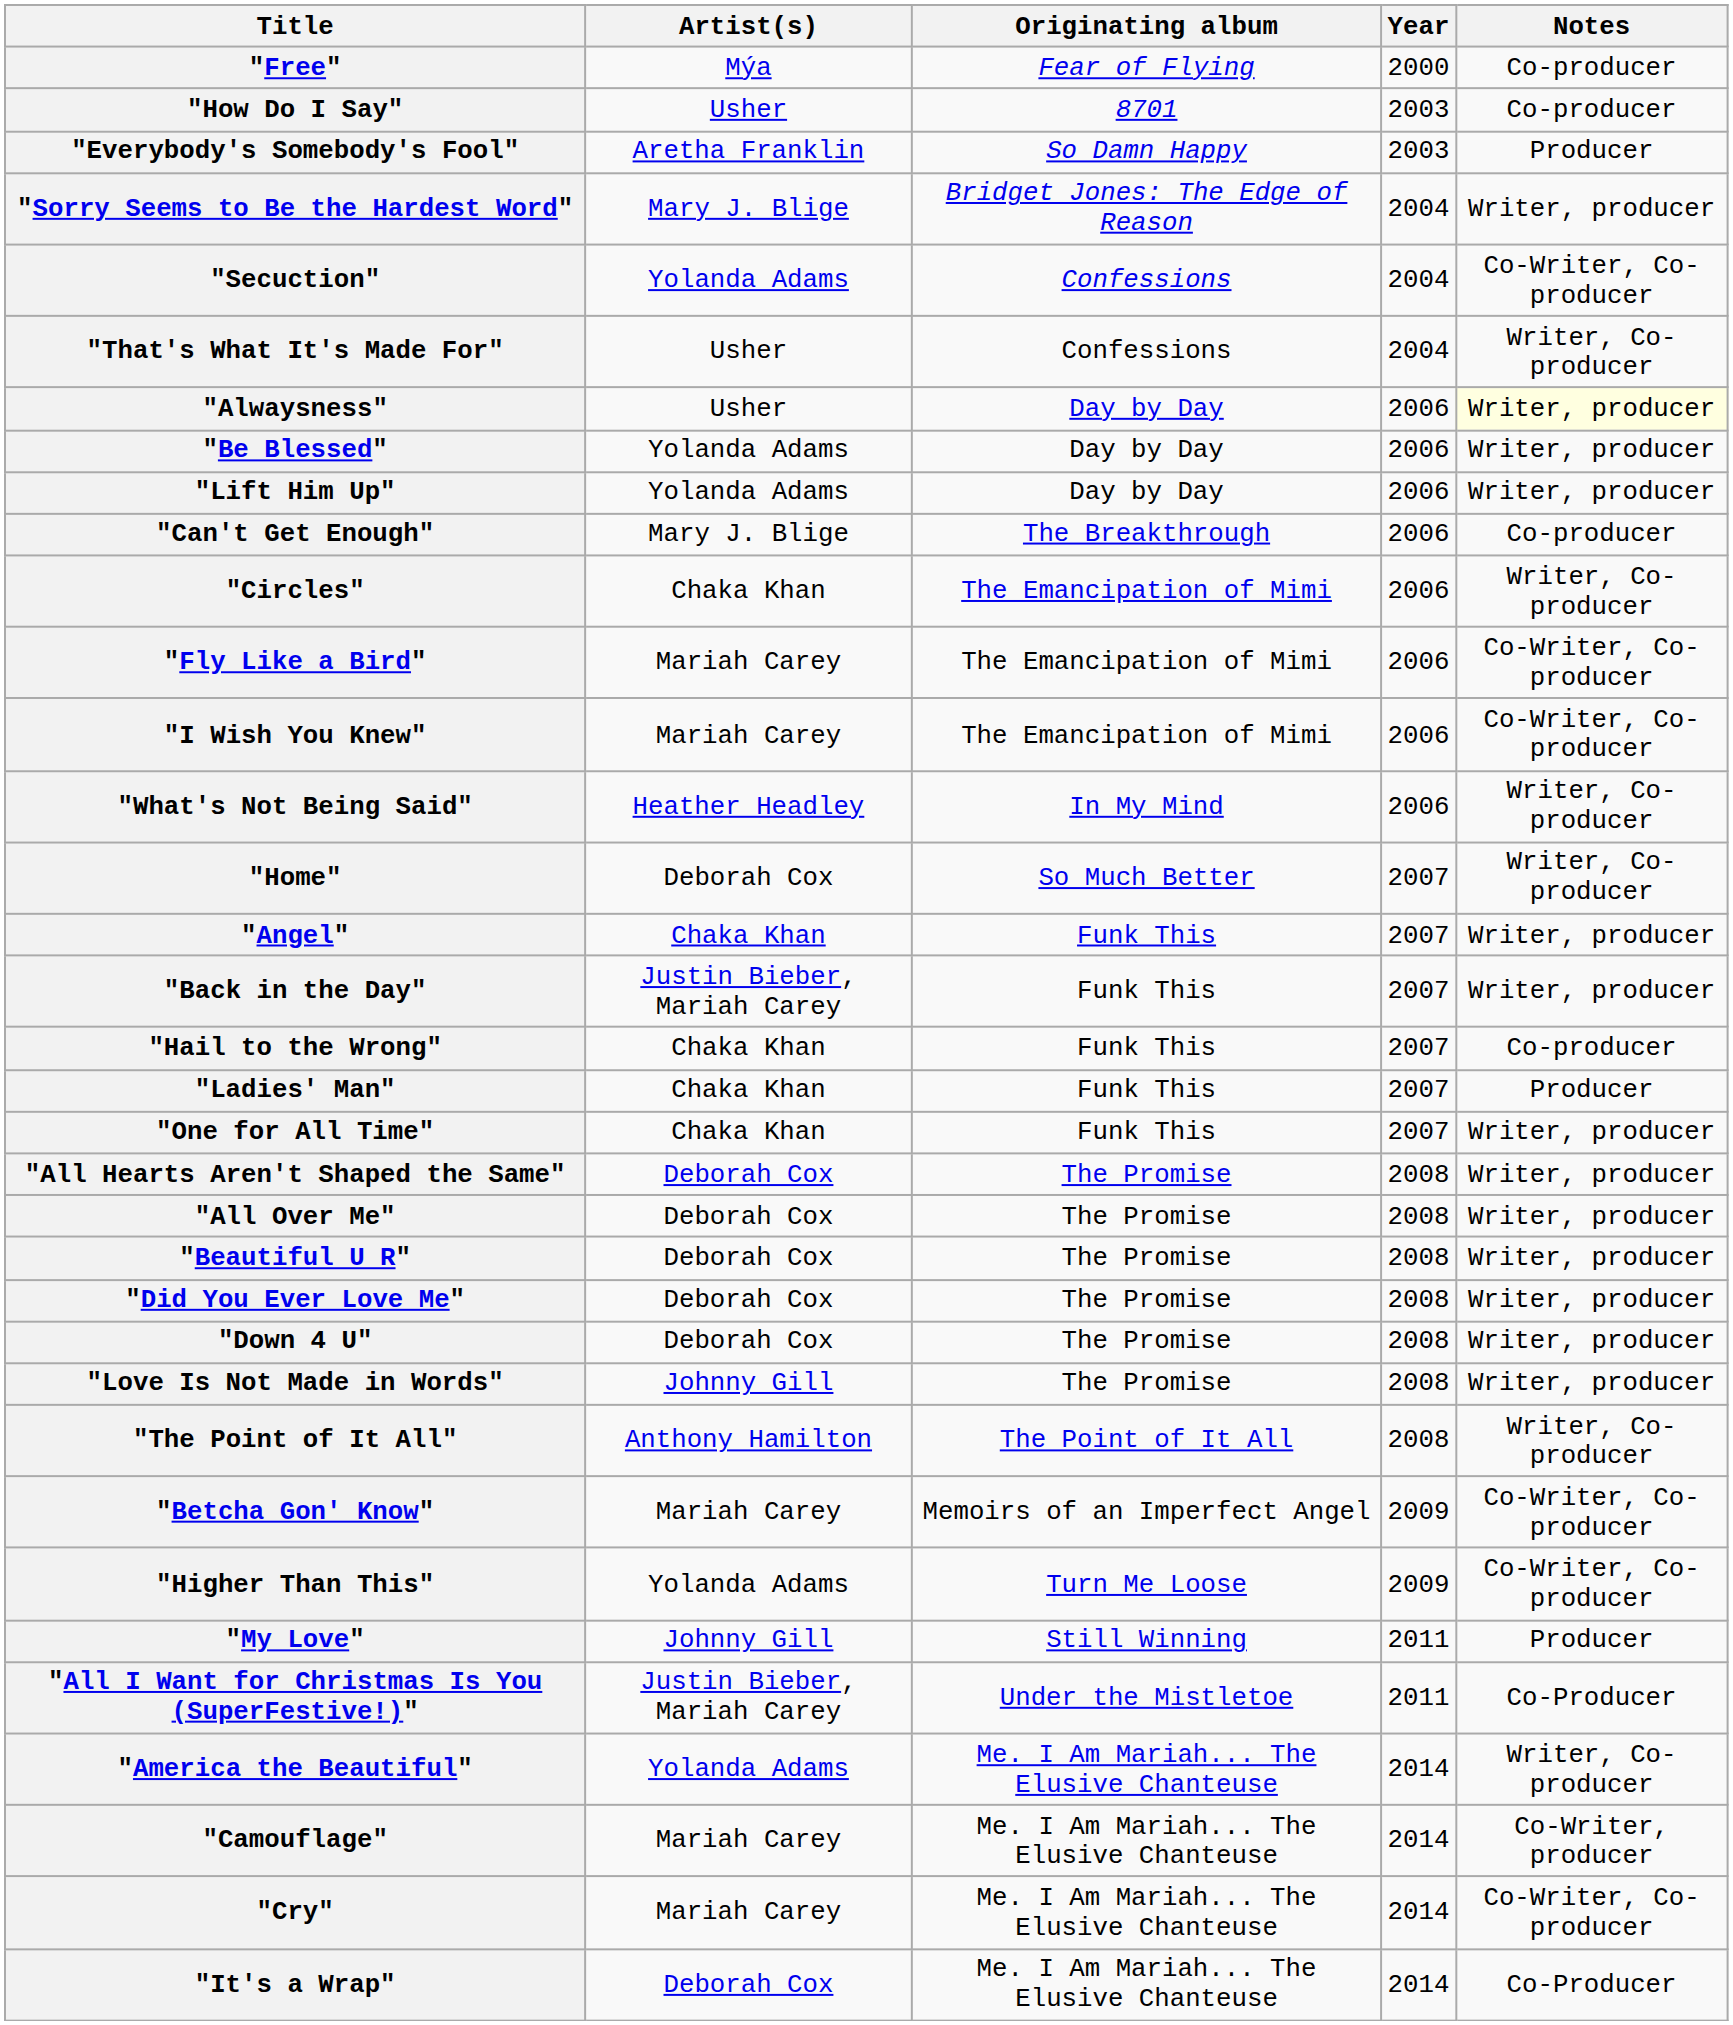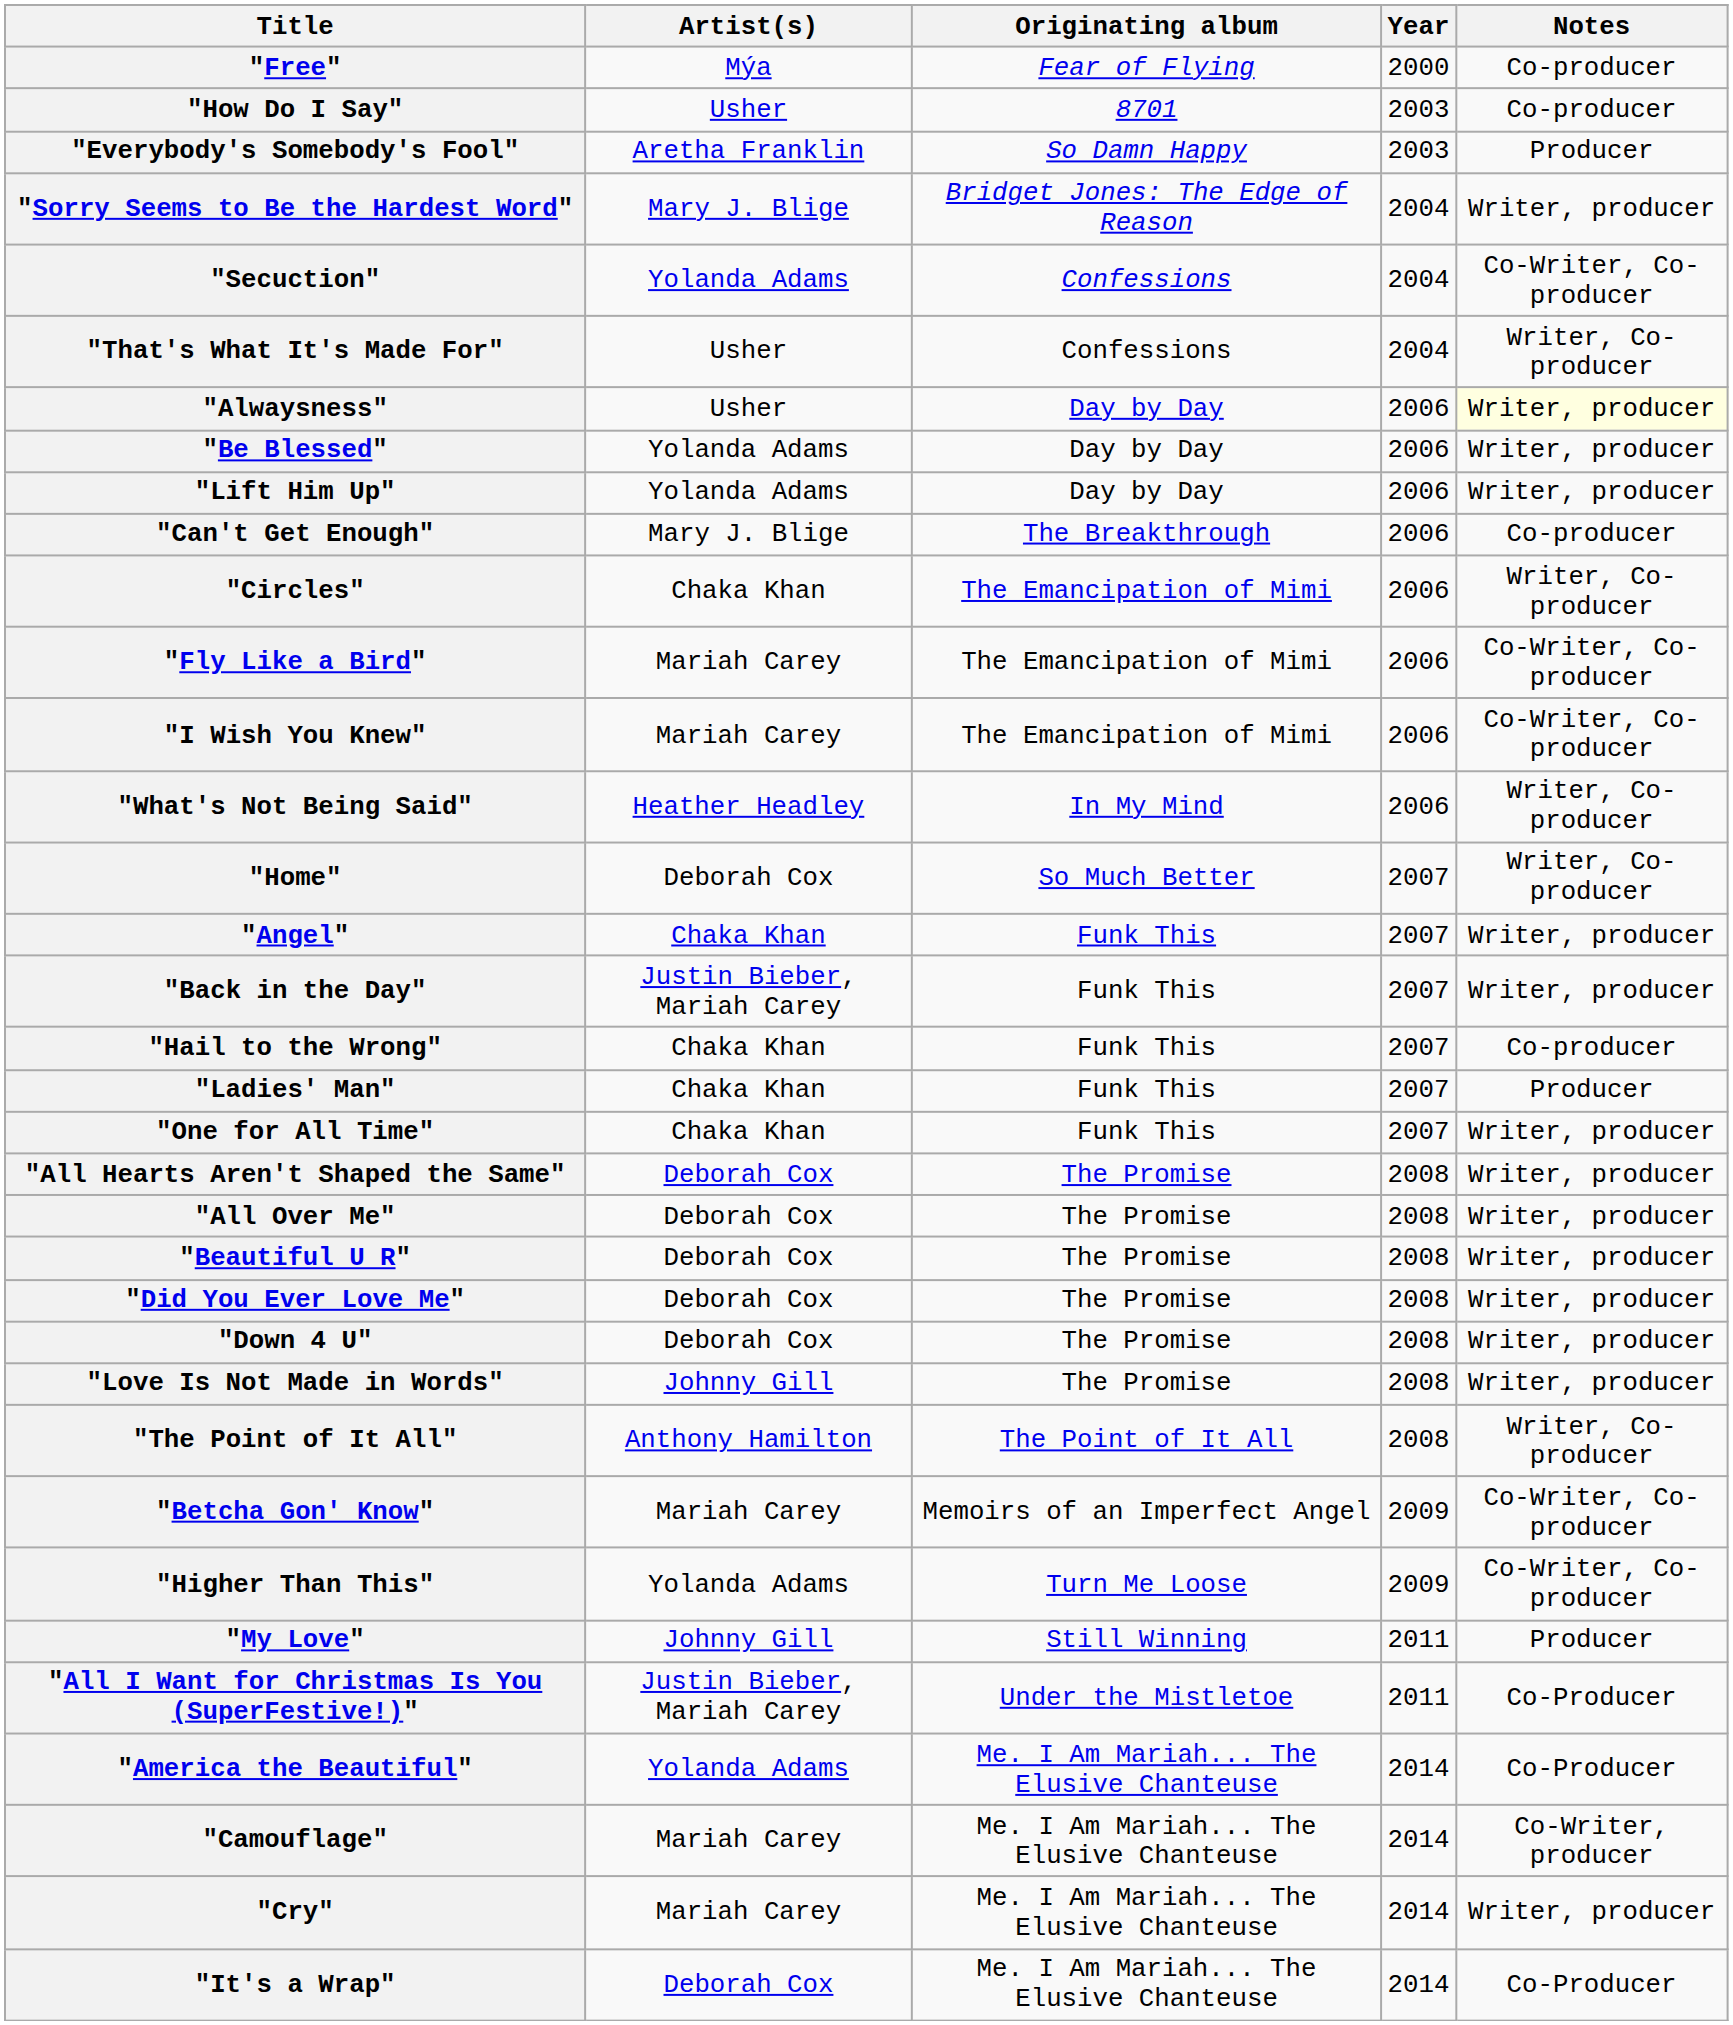(1592, 1769) Writer, Co-producer -> (1592, 1769) Co-Producer
(1592, 1913) Co-Writer, Co-producer -> (1592, 1913) Writer, producer
